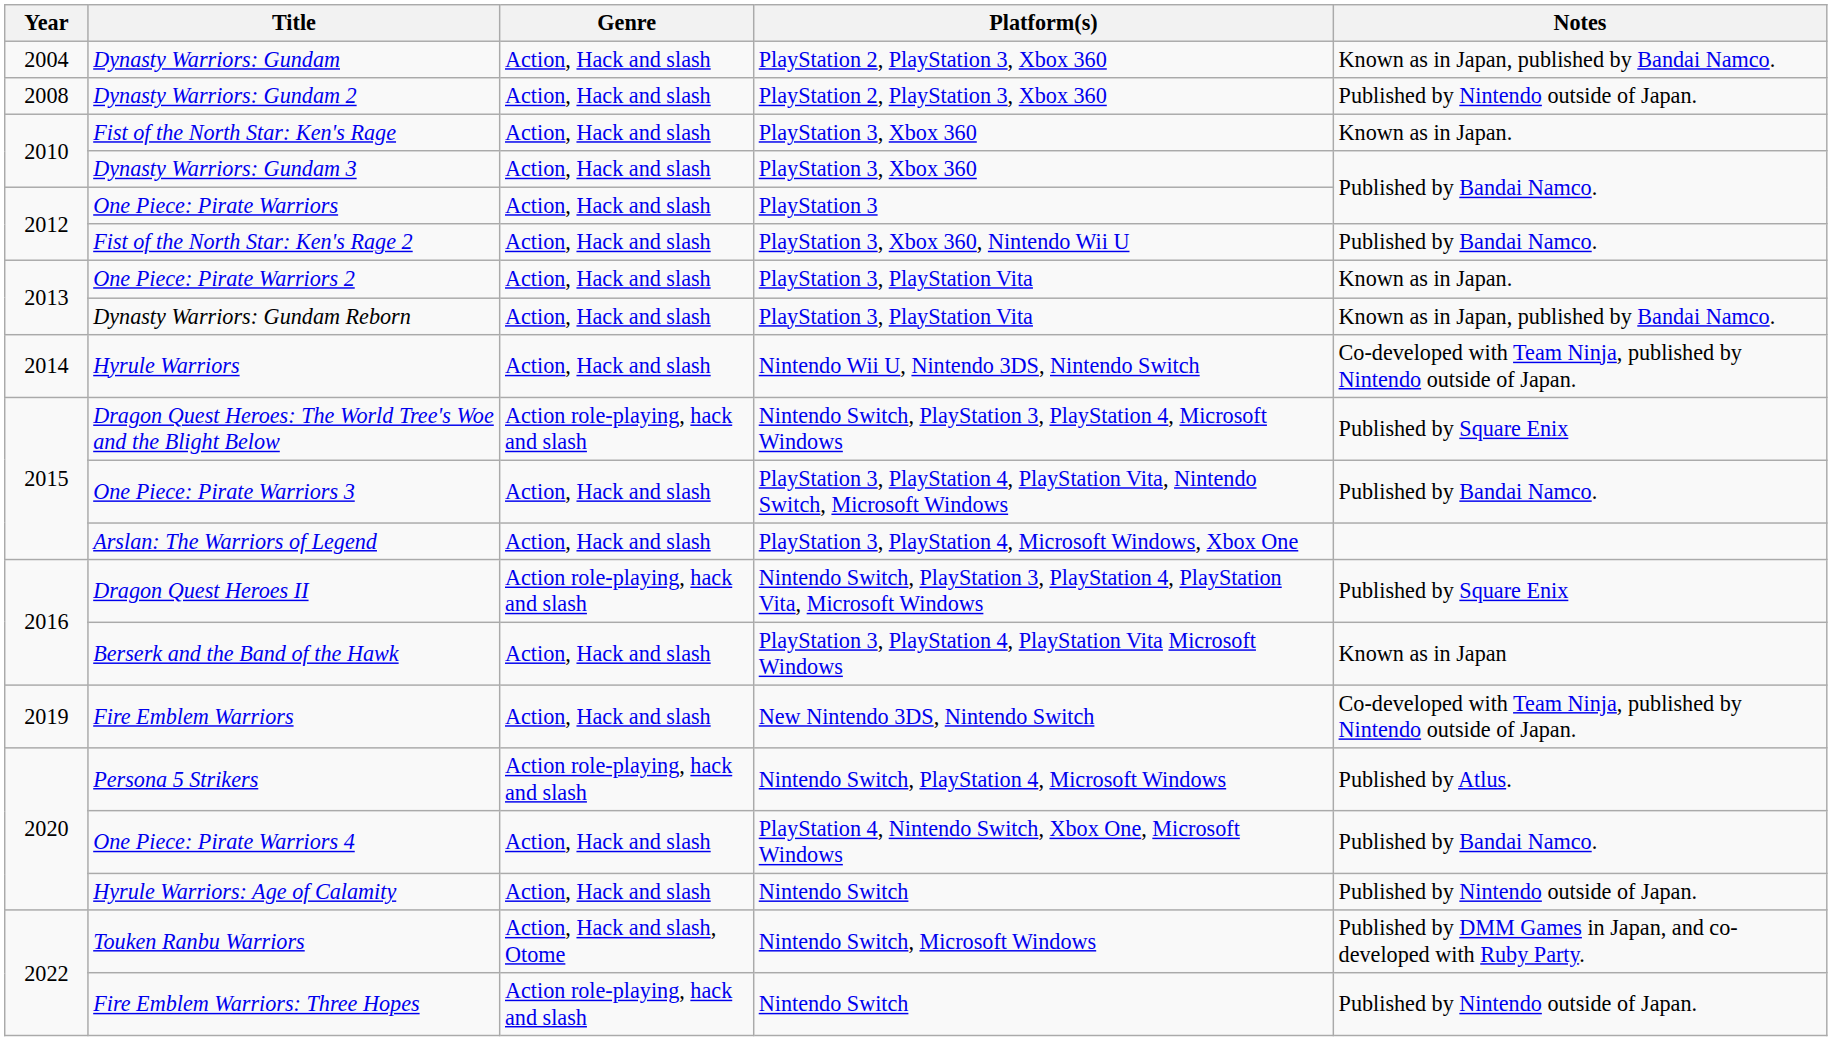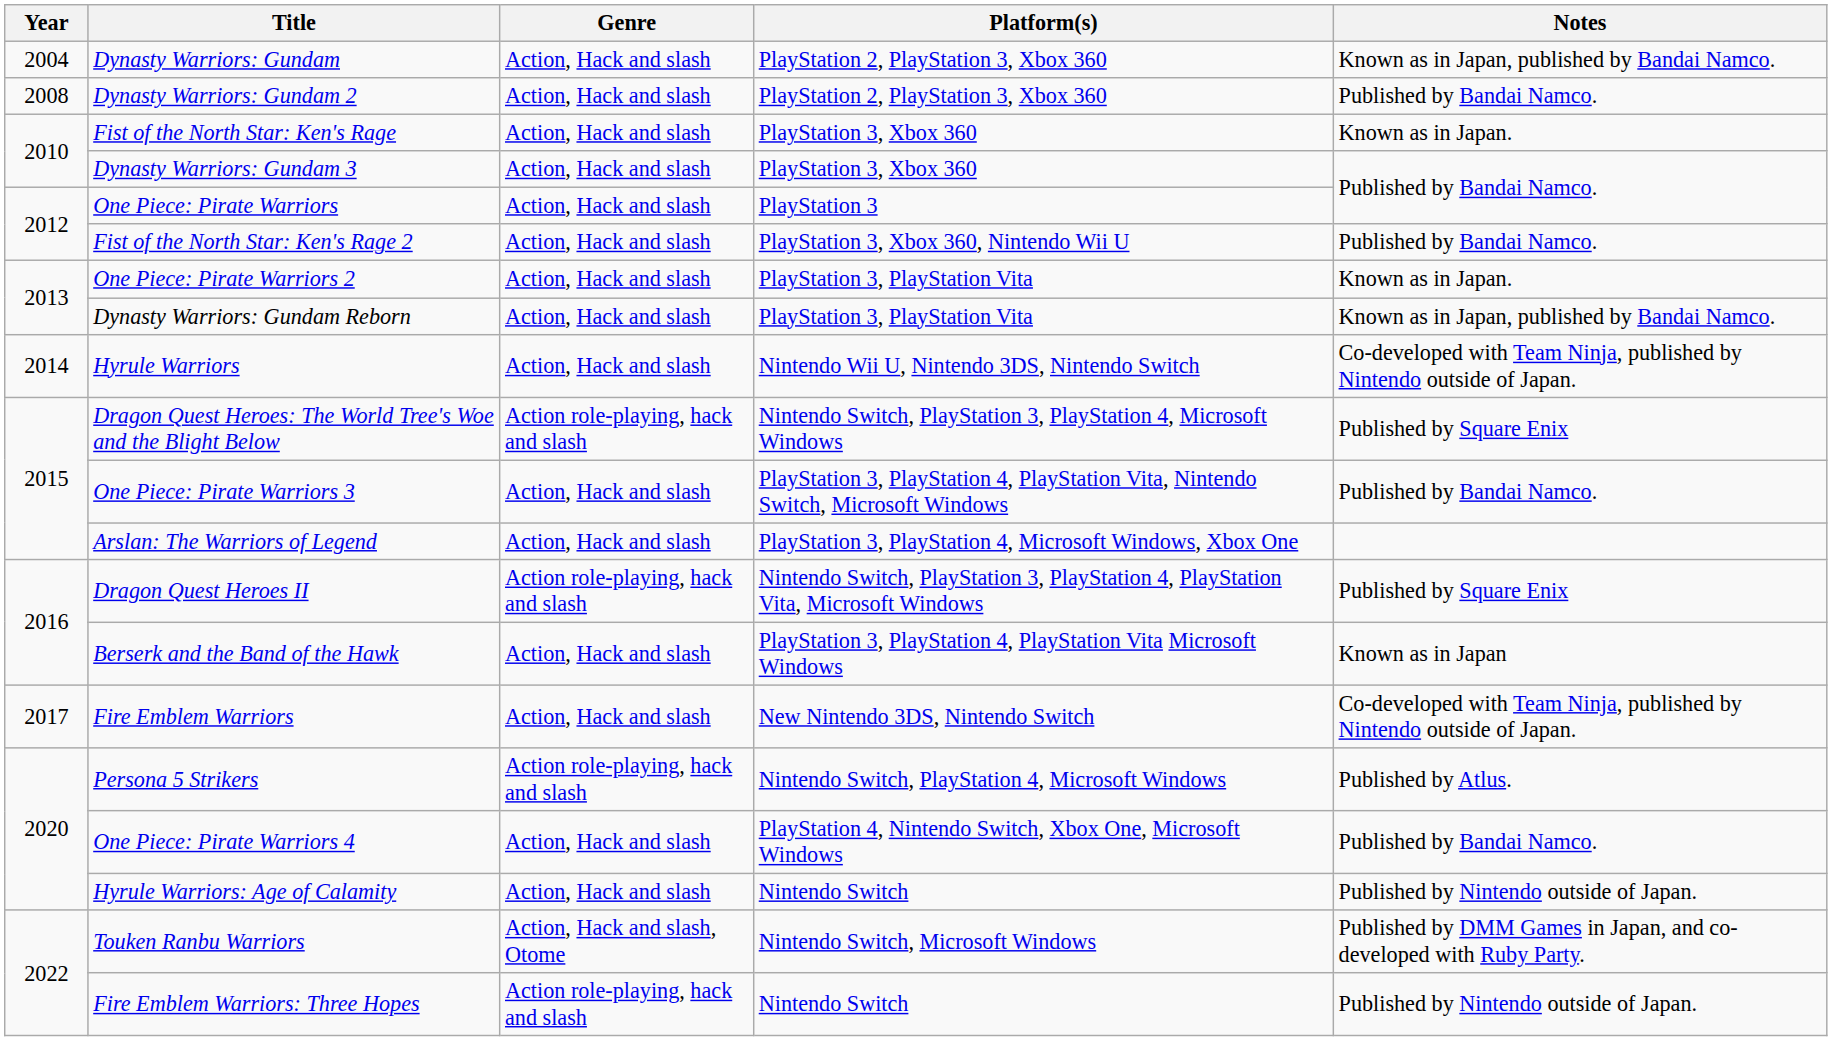(1518, 96) Published by Nintendo outside of Japan. -> (1468, 96) Published by Bandai Namco.
(46, 716) 2019 -> (46, 716) 2017
